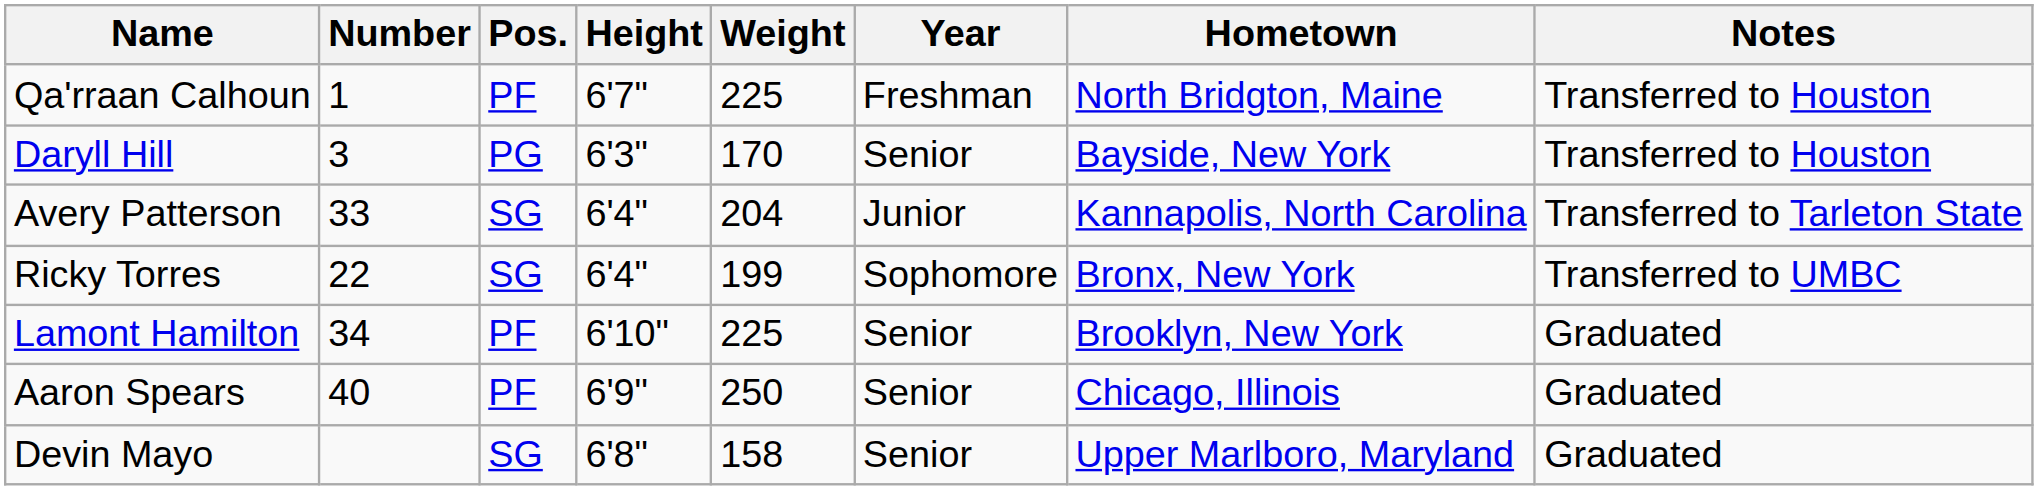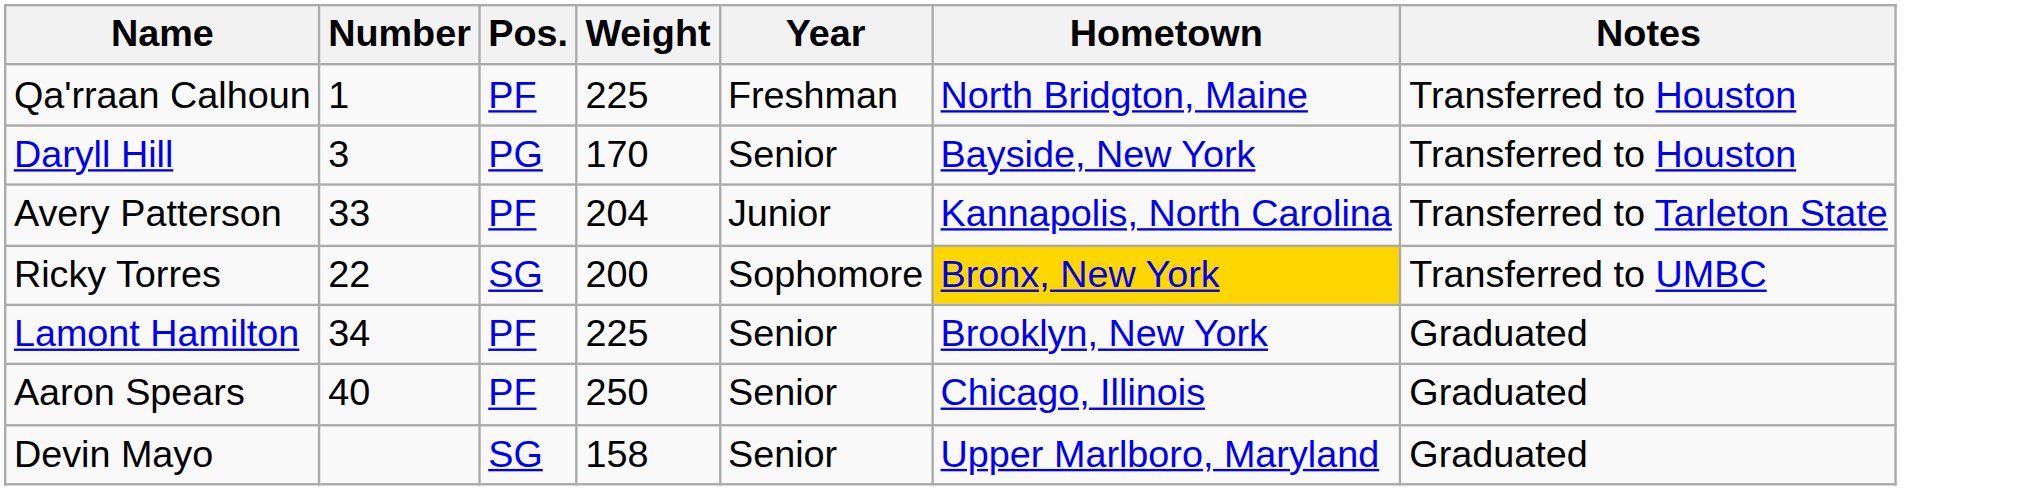- column: (644, 34)
(516, 214) SG -> (512, 214) PF
(752, 273) 199 -> (617, 273) 200
(1215, 273) no background -> (1080, 273) gold background
